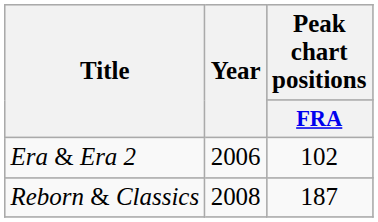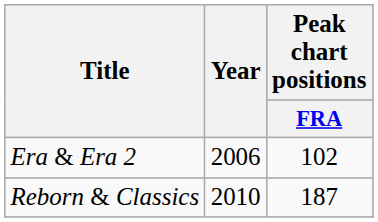(236, 196) 2008 -> (236, 196) 2010
